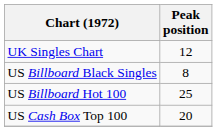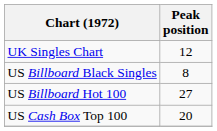(186, 94) 25 -> (186, 94) 27
